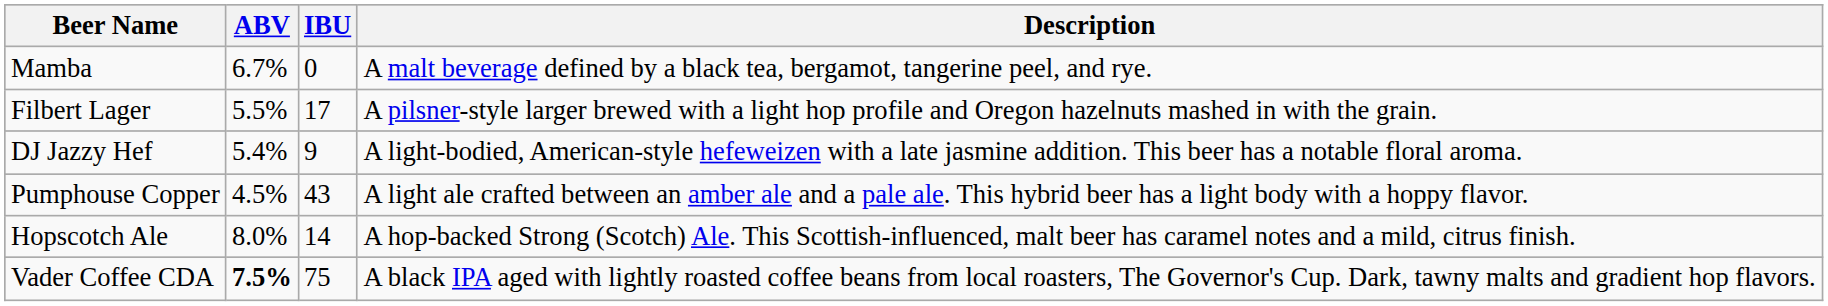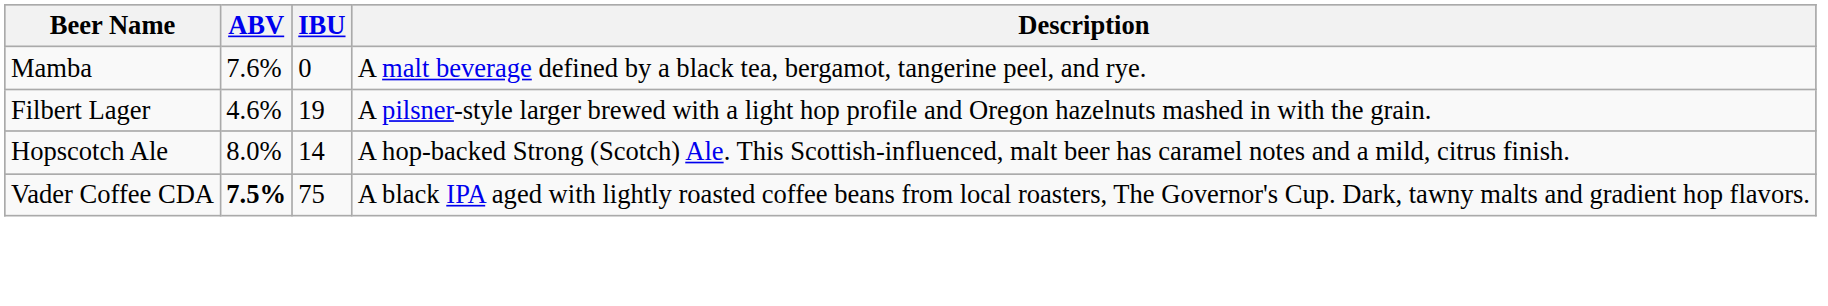(260, 67) 6.7% -> (254, 67) 7.6%
(260, 109) 5.5% -> (254, 109) 4.6%
(317, 109) 17 -> (312, 109) 19
- row: (82, 151)
- row: (115, 194)
